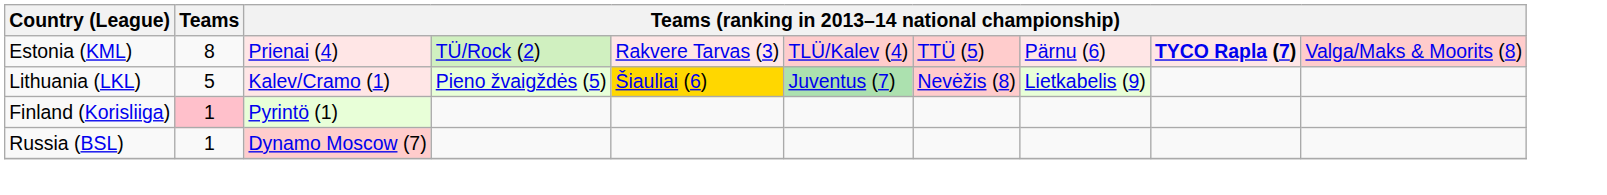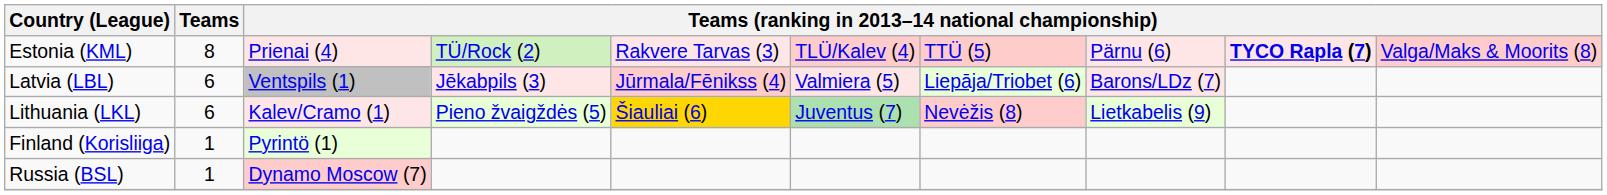+ row: (62, 82)
(209, 82) 5 -> (209, 113) 6
(209, 113) pink background -> (209, 143) no background
